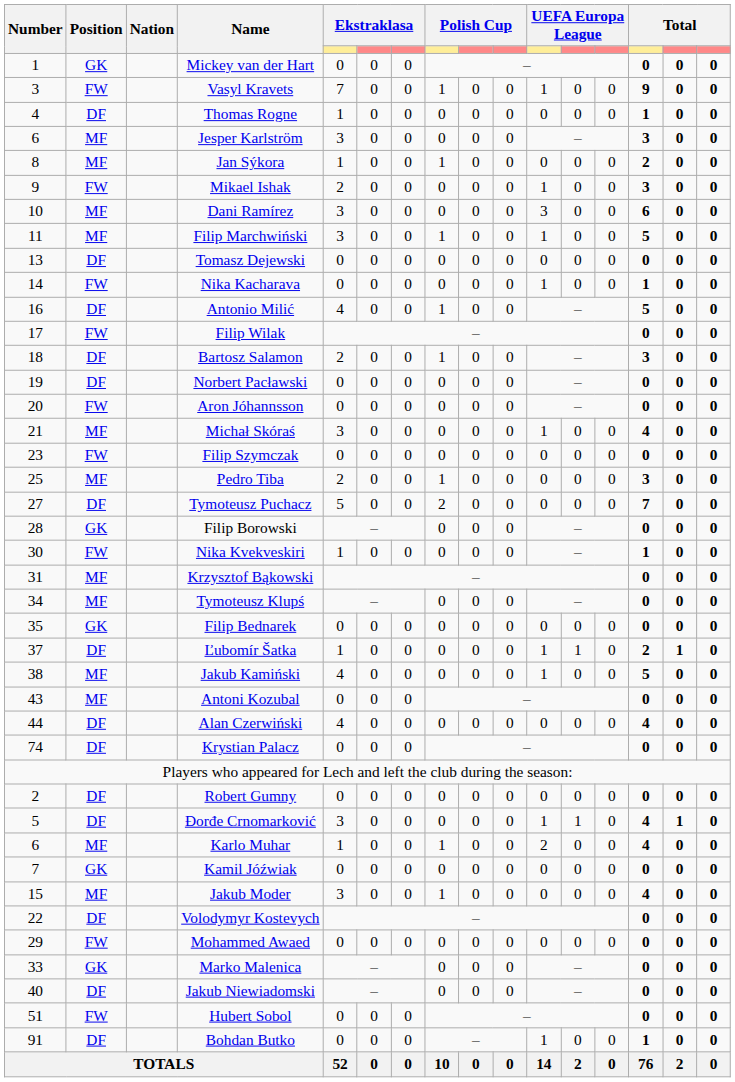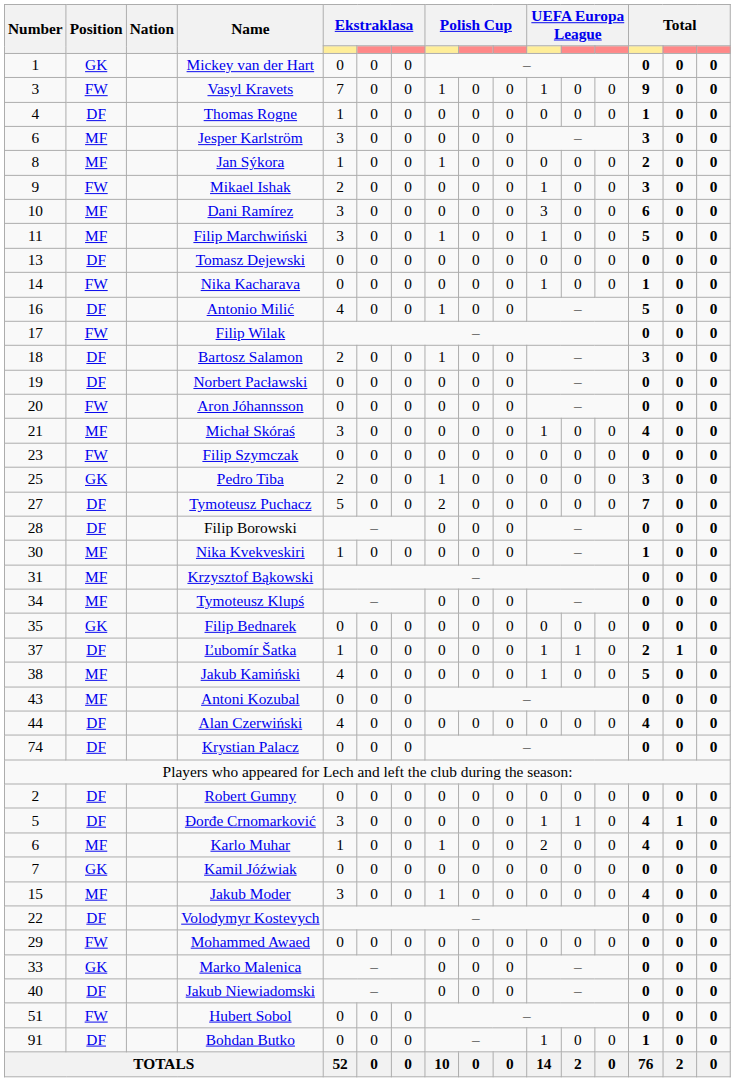(96, 479) MF -> (96, 479) GK
(96, 528) GK -> (96, 528) DF
(96, 552) FW -> (96, 552) MF
